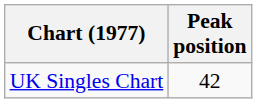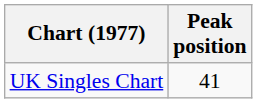(210, 80) 42 -> (210, 80) 41
